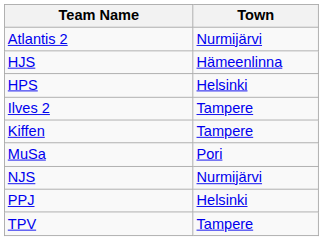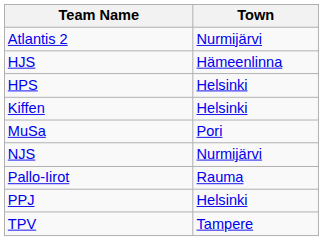- row: (29, 108)
(225, 131) Tampere -> (222, 108) Helsinki
+ row: (39, 177)
